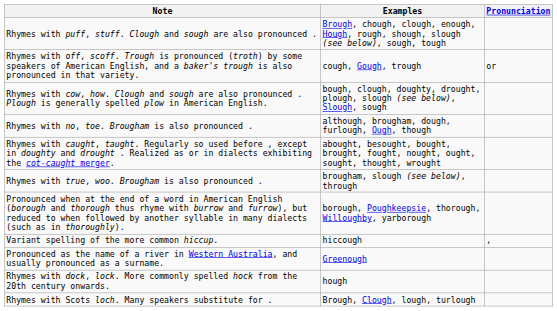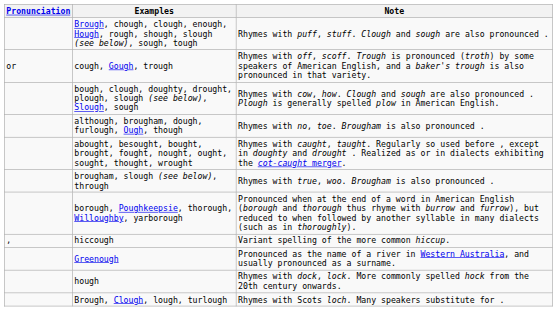columns swapped: (518, 11) <-> (162, 11)
